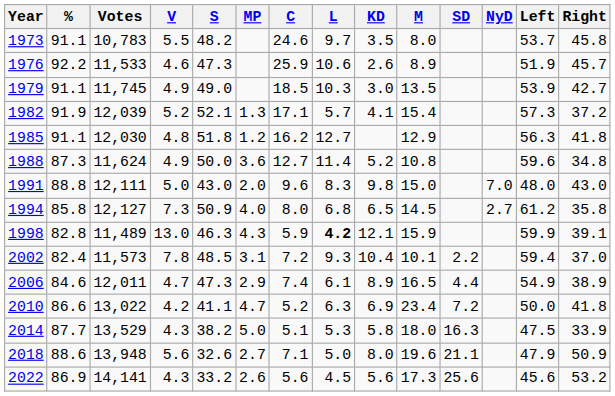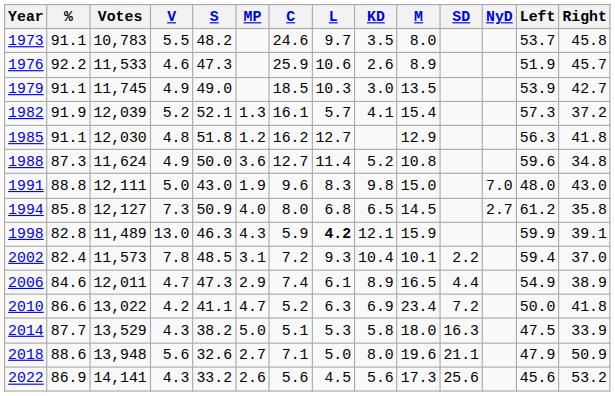(291, 113) 17.1 -> (291, 113) 16.1
(252, 186) 2.0 -> (252, 186) 1.9
